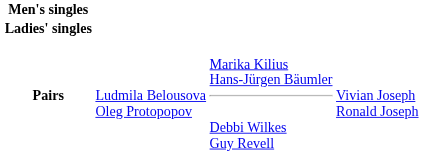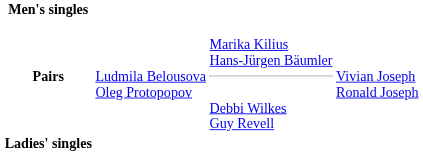rows swapped: (48, 28) <-> (48, 95)
